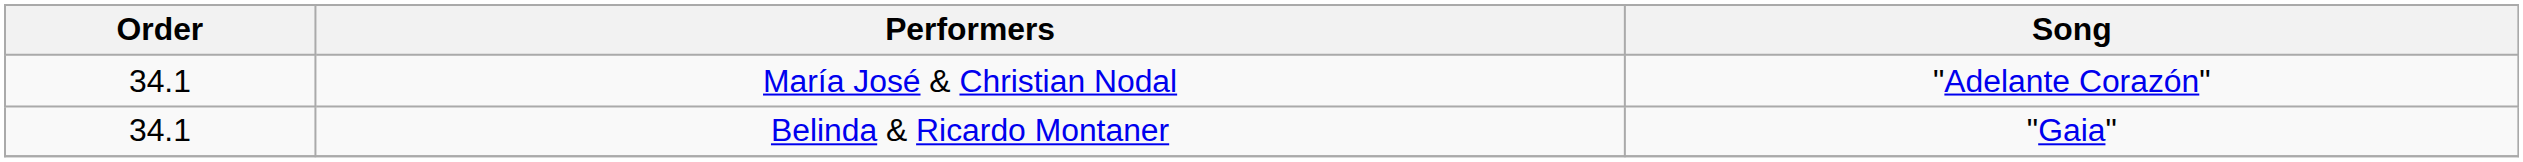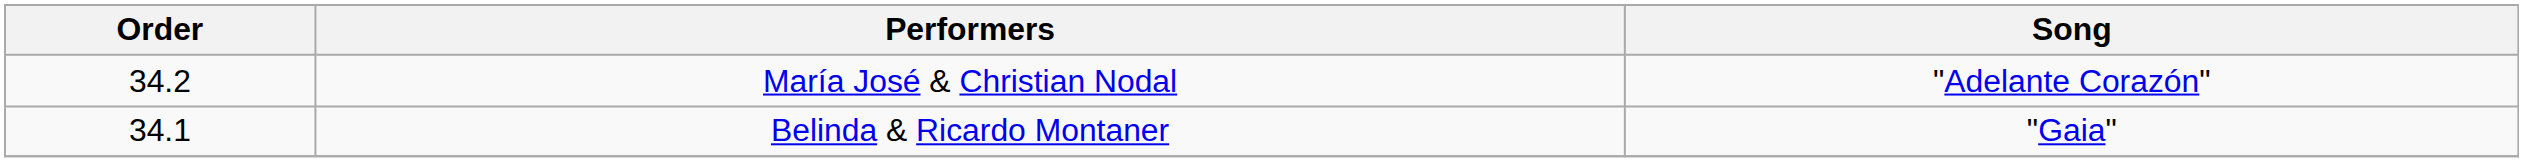(160, 80) 34.1 -> (160, 80) 34.2
